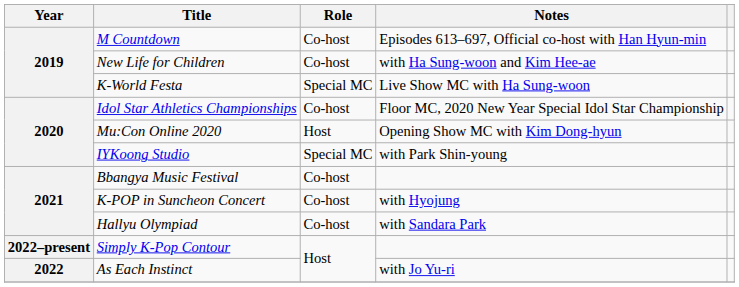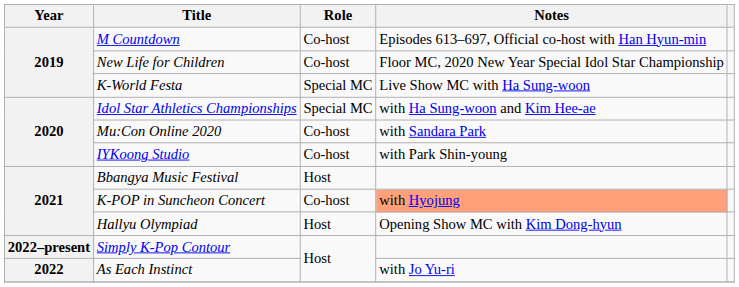(487, 62) with Ha Sung-woon and Kim Hee-ae -> (552, 62) Floor MC, 2020 New Year Special Idol Star Championship
(326, 108) Co-host -> (338, 108) Special MC
(552, 108) Floor MC, 2020 New Year Special Idol Star Championship -> (487, 108) with Ha Sung-woon and Kim Hee-ae
(317, 131) Host -> (326, 131) Co-host
(500, 131) Opening Show MC with Kim Dong-hyun -> (433, 131) with Sandara Park
(338, 154) Special MC -> (326, 154) Co-host
(326, 177) Co-host -> (317, 177) Host
(420, 200) no background -> (420, 200) lightsalmon background
(326, 223) Co-host -> (317, 223) Host
(433, 223) with Sandara Park -> (500, 223) Opening Show MC with Kim Dong-hyun
